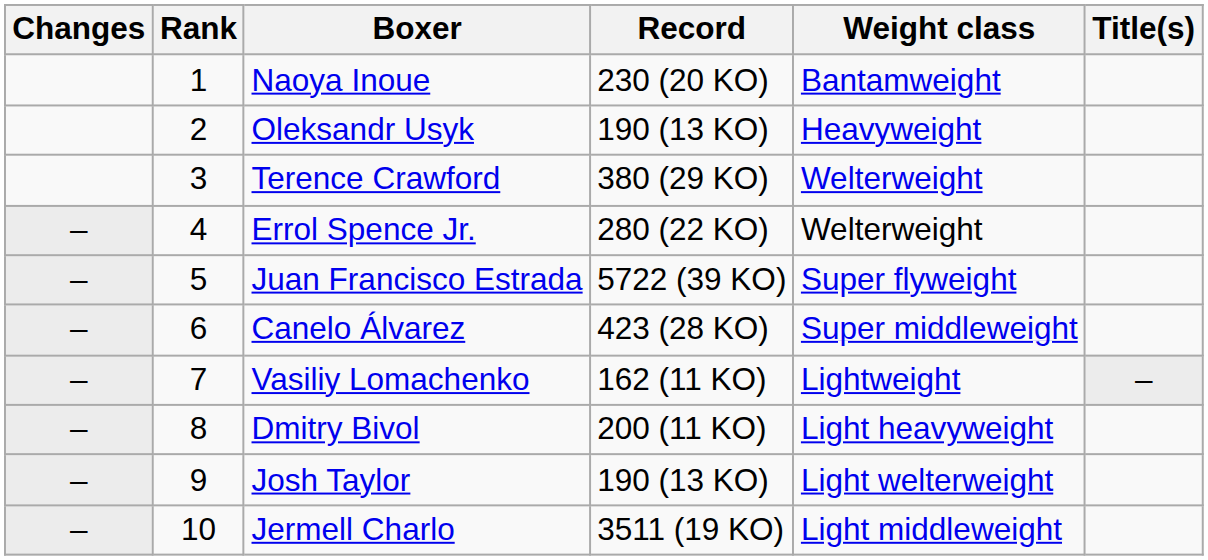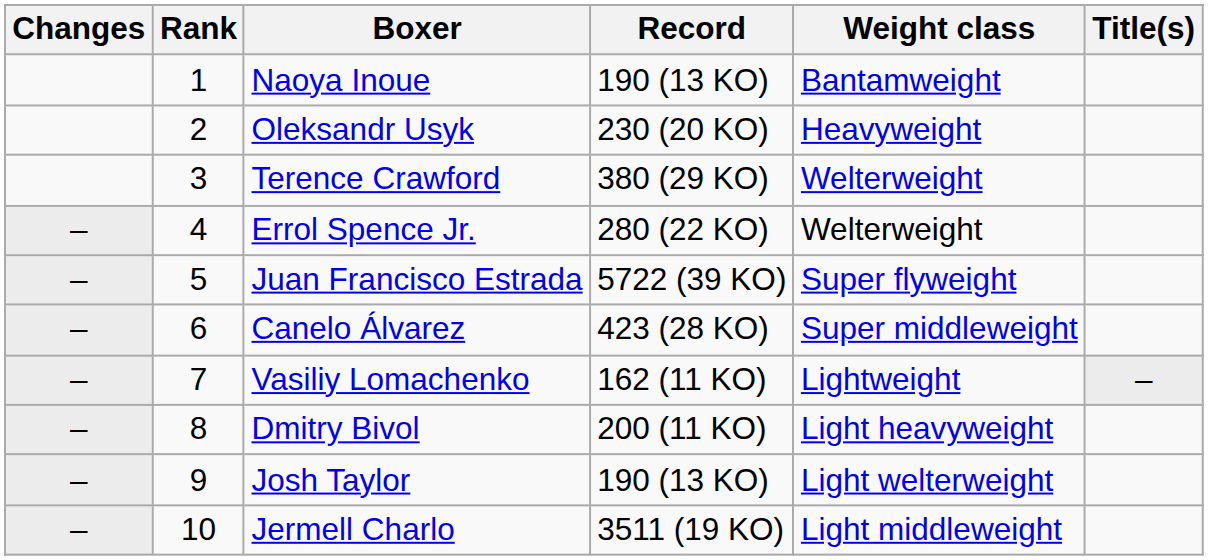(683, 79) 230 (20 KO) -> (683, 79) 190 (13 KO)
(683, 129) 190 (13 KO) -> (683, 129) 230 (20 KO)
